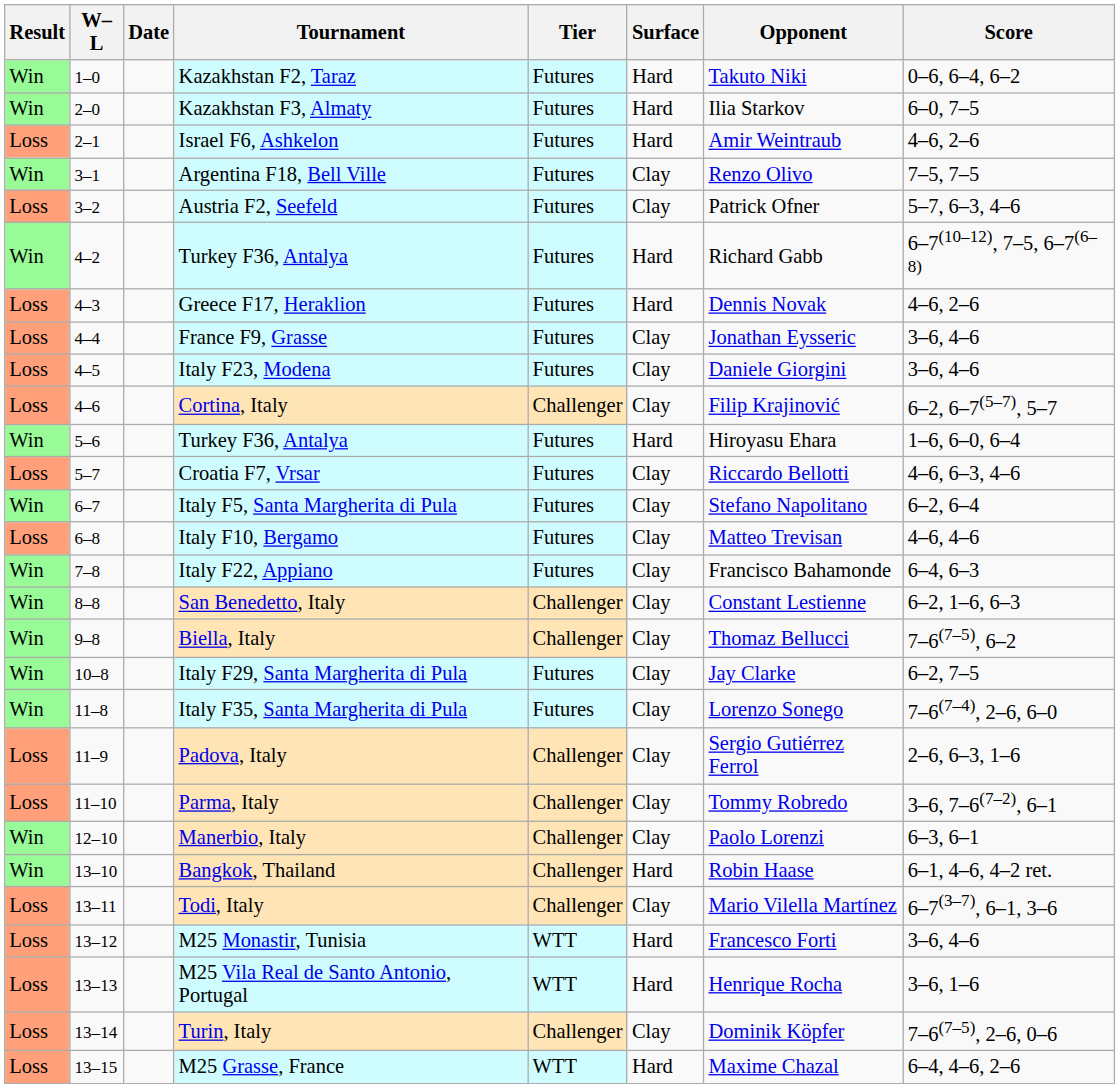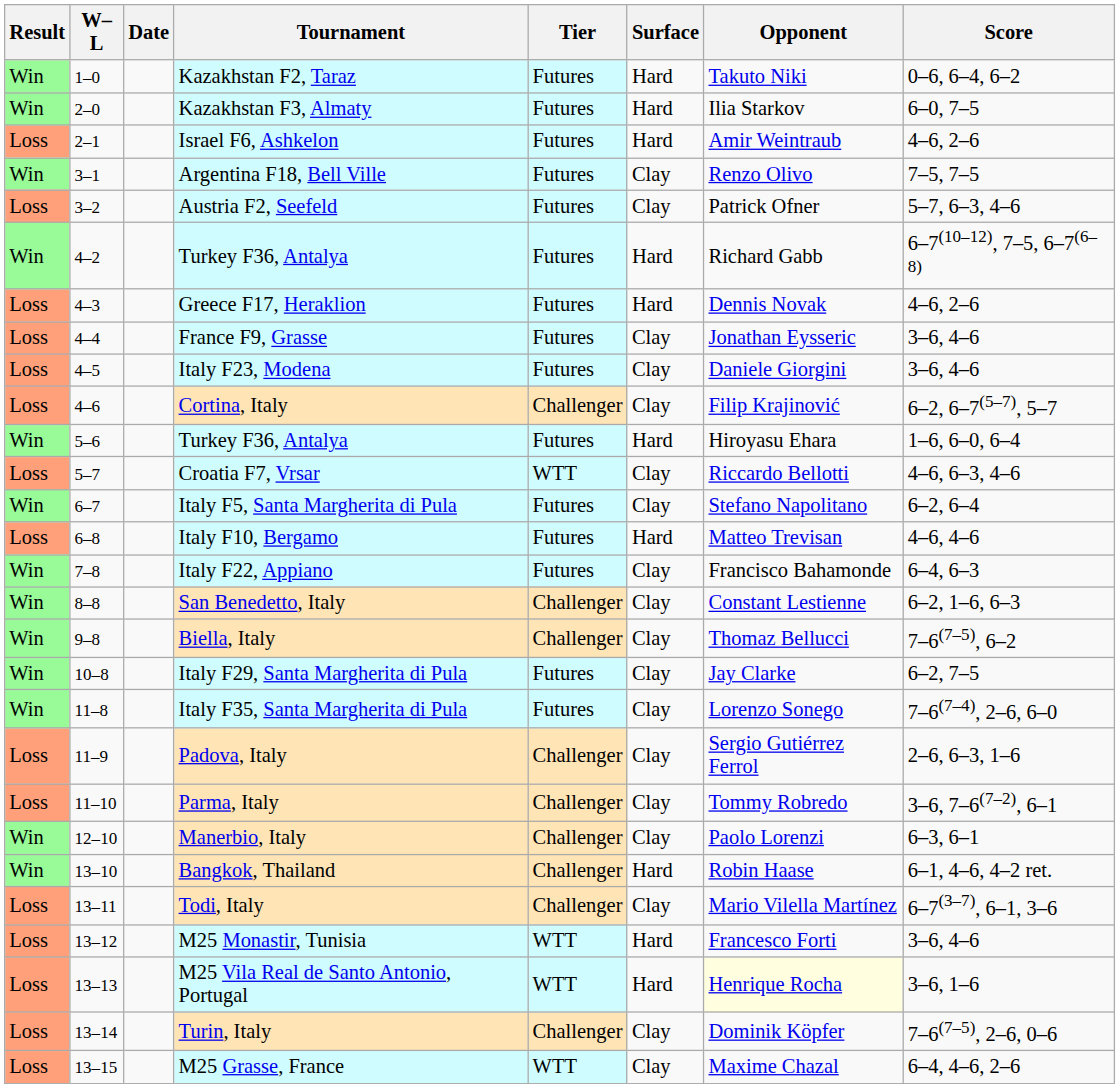(563, 473) Futures -> (555, 473) WTT
(651, 538) Clay -> (652, 538) Hard
(775, 984) no background -> (775, 984) lightyellow background
(652, 1066) Hard -> (651, 1066) Clay
